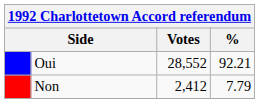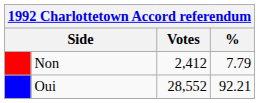rows swapped: (45, 63) <-> (47, 87)
